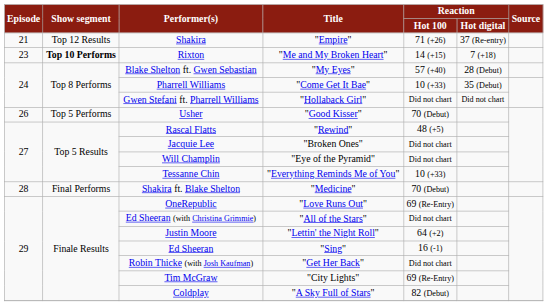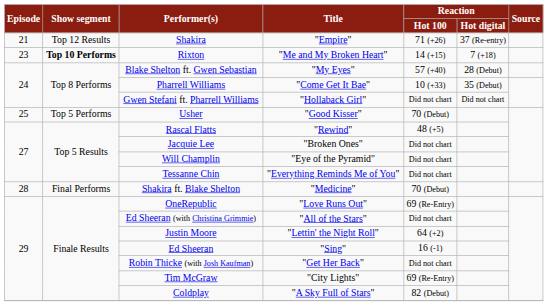(24, 114) 26 -> (24, 114) 25
(430, 173) 10 (+33) -> (430, 174) Did not chart
